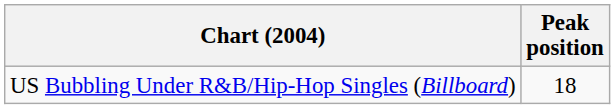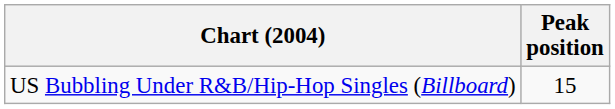(565, 84) 18 -> (565, 84) 15
